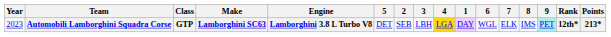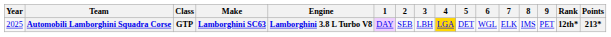columns swapped: (465, 10) <-> (384, 10)
(15, 24) 2023 -> (15, 24) 2025
(547, 24) paleturquoise background -> (547, 24) no background
